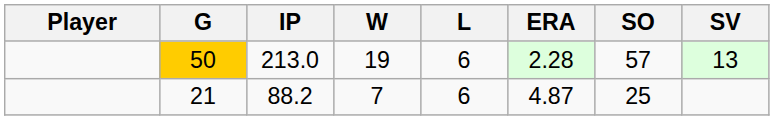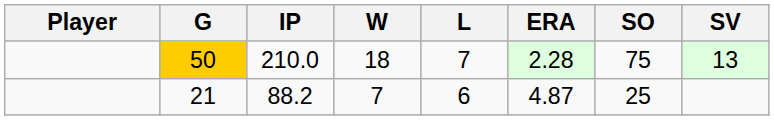(290, 59) 213.0 -> (290, 59) 210.0
(377, 59) 19 -> (377, 59) 18
(464, 59) 6 -> (464, 59) 7
(638, 59) 57 -> (638, 59) 75
